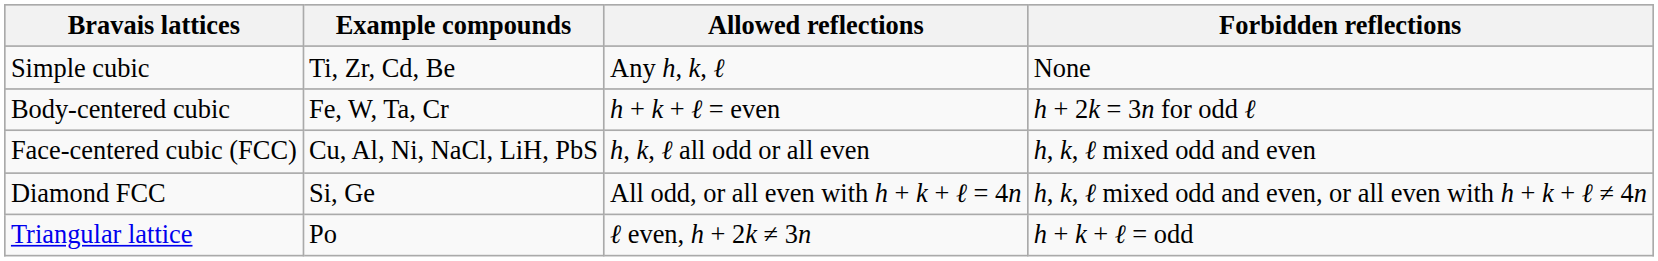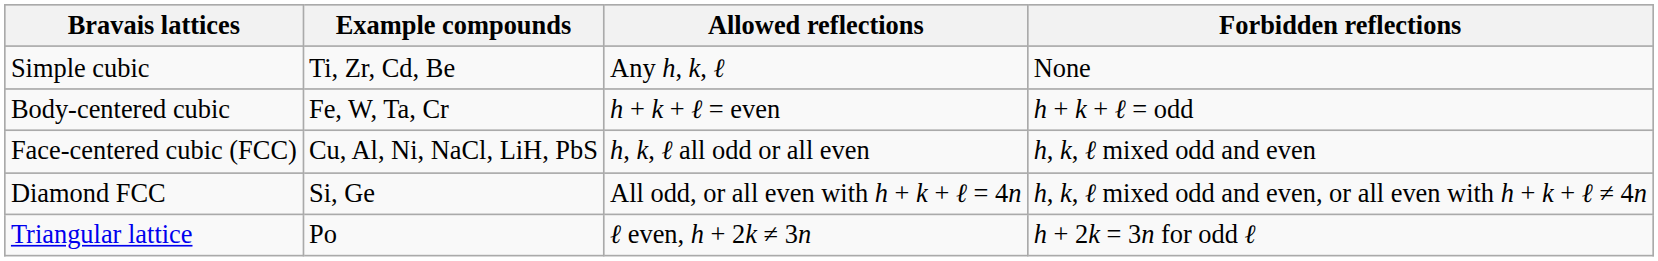(1145, 109) h + 2k = 3n for odd ℓ -> (1114, 109) h + k + ℓ = odd
(1114, 234) h + k + ℓ = odd -> (1145, 234) h + 2k = 3n for odd ℓ
